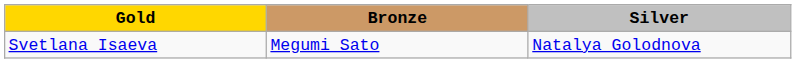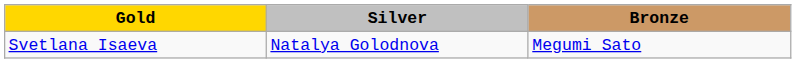columns swapped: (659, 18) <-> (397, 18)
